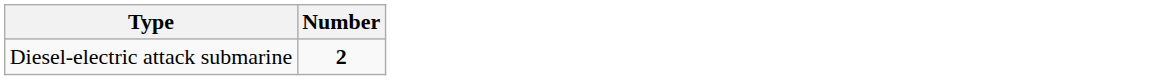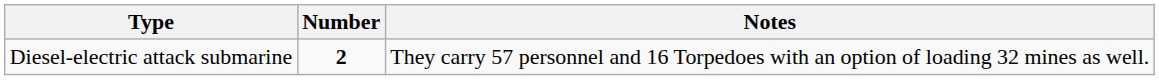+ column: (770, 21)
